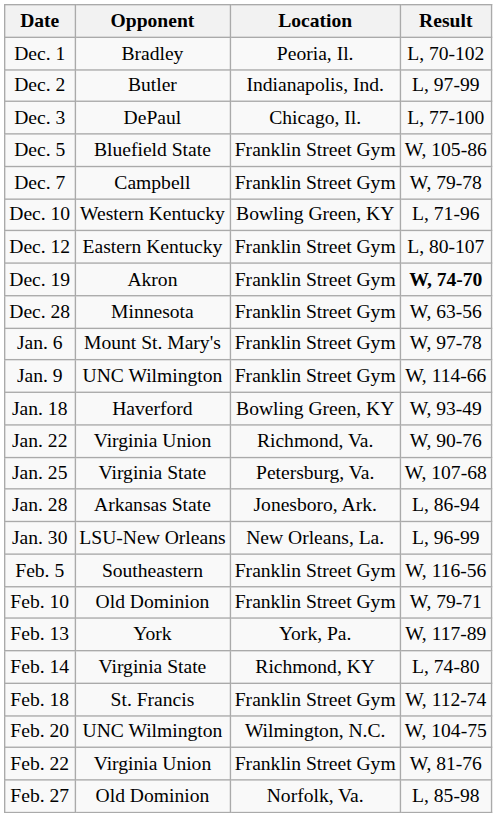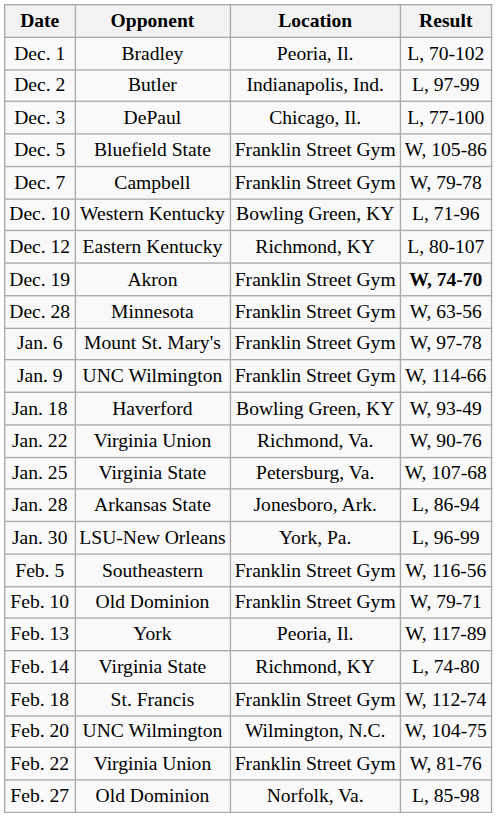(315, 247) Franklin Street Gym -> (315, 247) Richmond, KY
(315, 537) New Orleans, La. -> (315, 537) York, Pa.
(315, 634) York, Pa. -> (315, 634) Peoria, Il.
